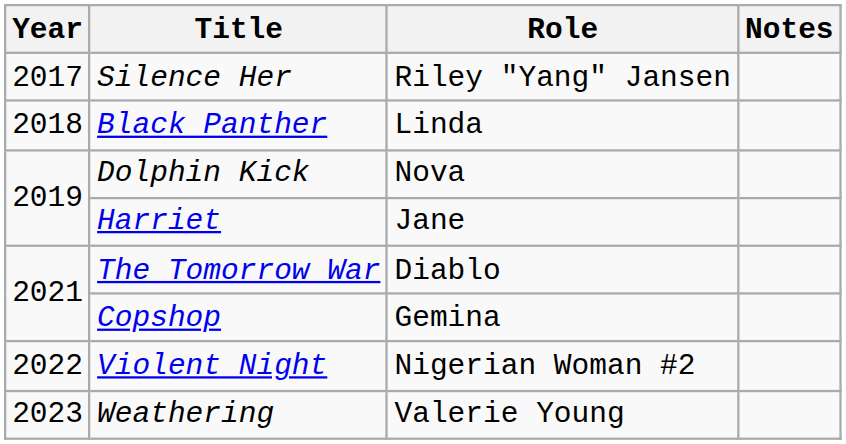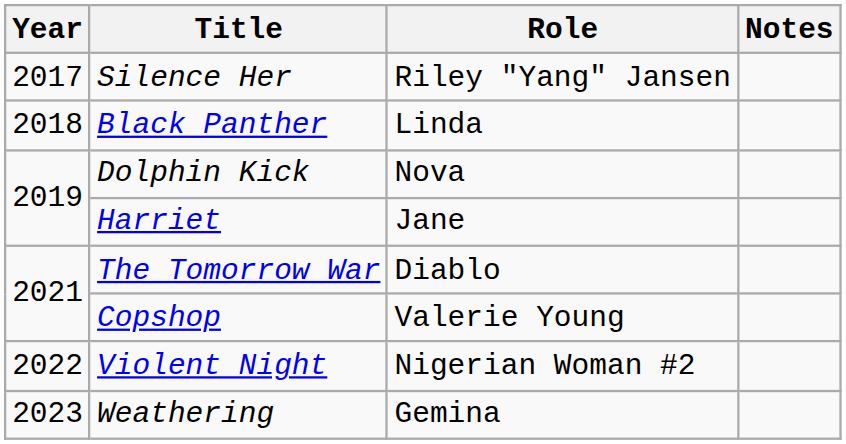(448, 318) Gemina -> (510, 318) Valerie Young
(510, 414) Valerie Young -> (448, 414) Gemina
